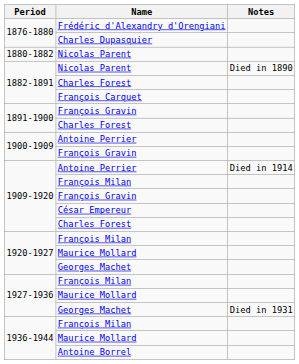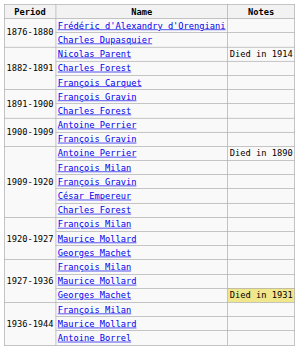- row: (30, 54)
(261, 68) Died in 1890 -> (261, 54) Died in 1914
(261, 168) Died in 1914 -> (261, 153) Died in 1890
(261, 310) no background -> (261, 295) khaki background
